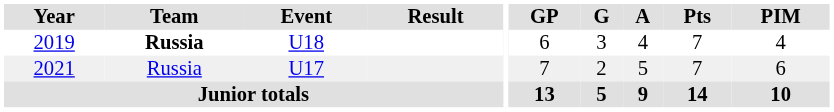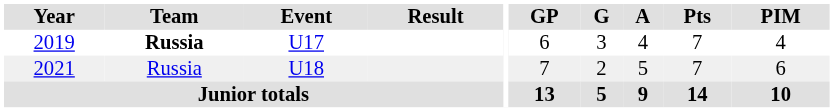(306, 42) U18 -> (306, 42) U17
(306, 68) U17 -> (306, 68) U18
